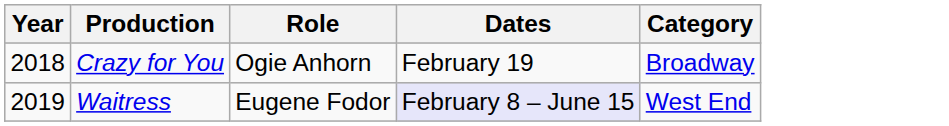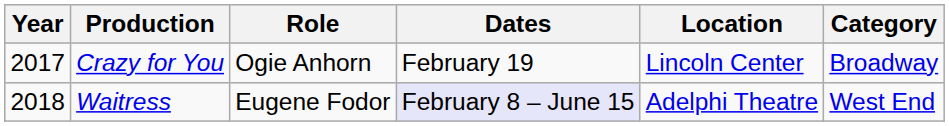+ column: (732, 23)
(38, 62) 2018 -> (38, 62) 2017
(38, 101) 2019 -> (38, 101) 2018
